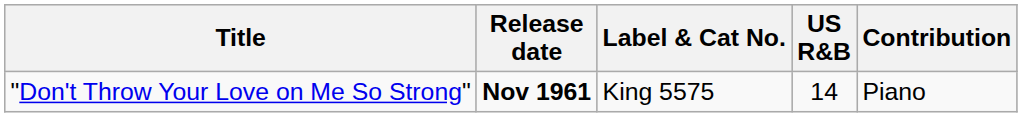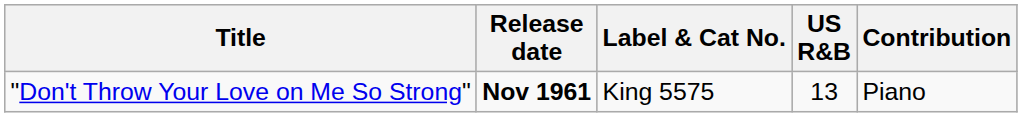(824, 91) 14 -> (824, 91) 13
